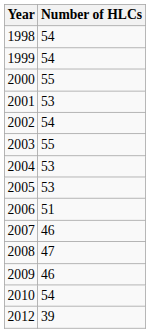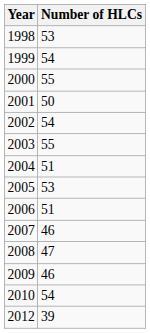(48, 36) 54 -> (48, 36) 53
(48, 101) 53 -> (48, 101) 50
(48, 166) 53 -> (48, 166) 51
